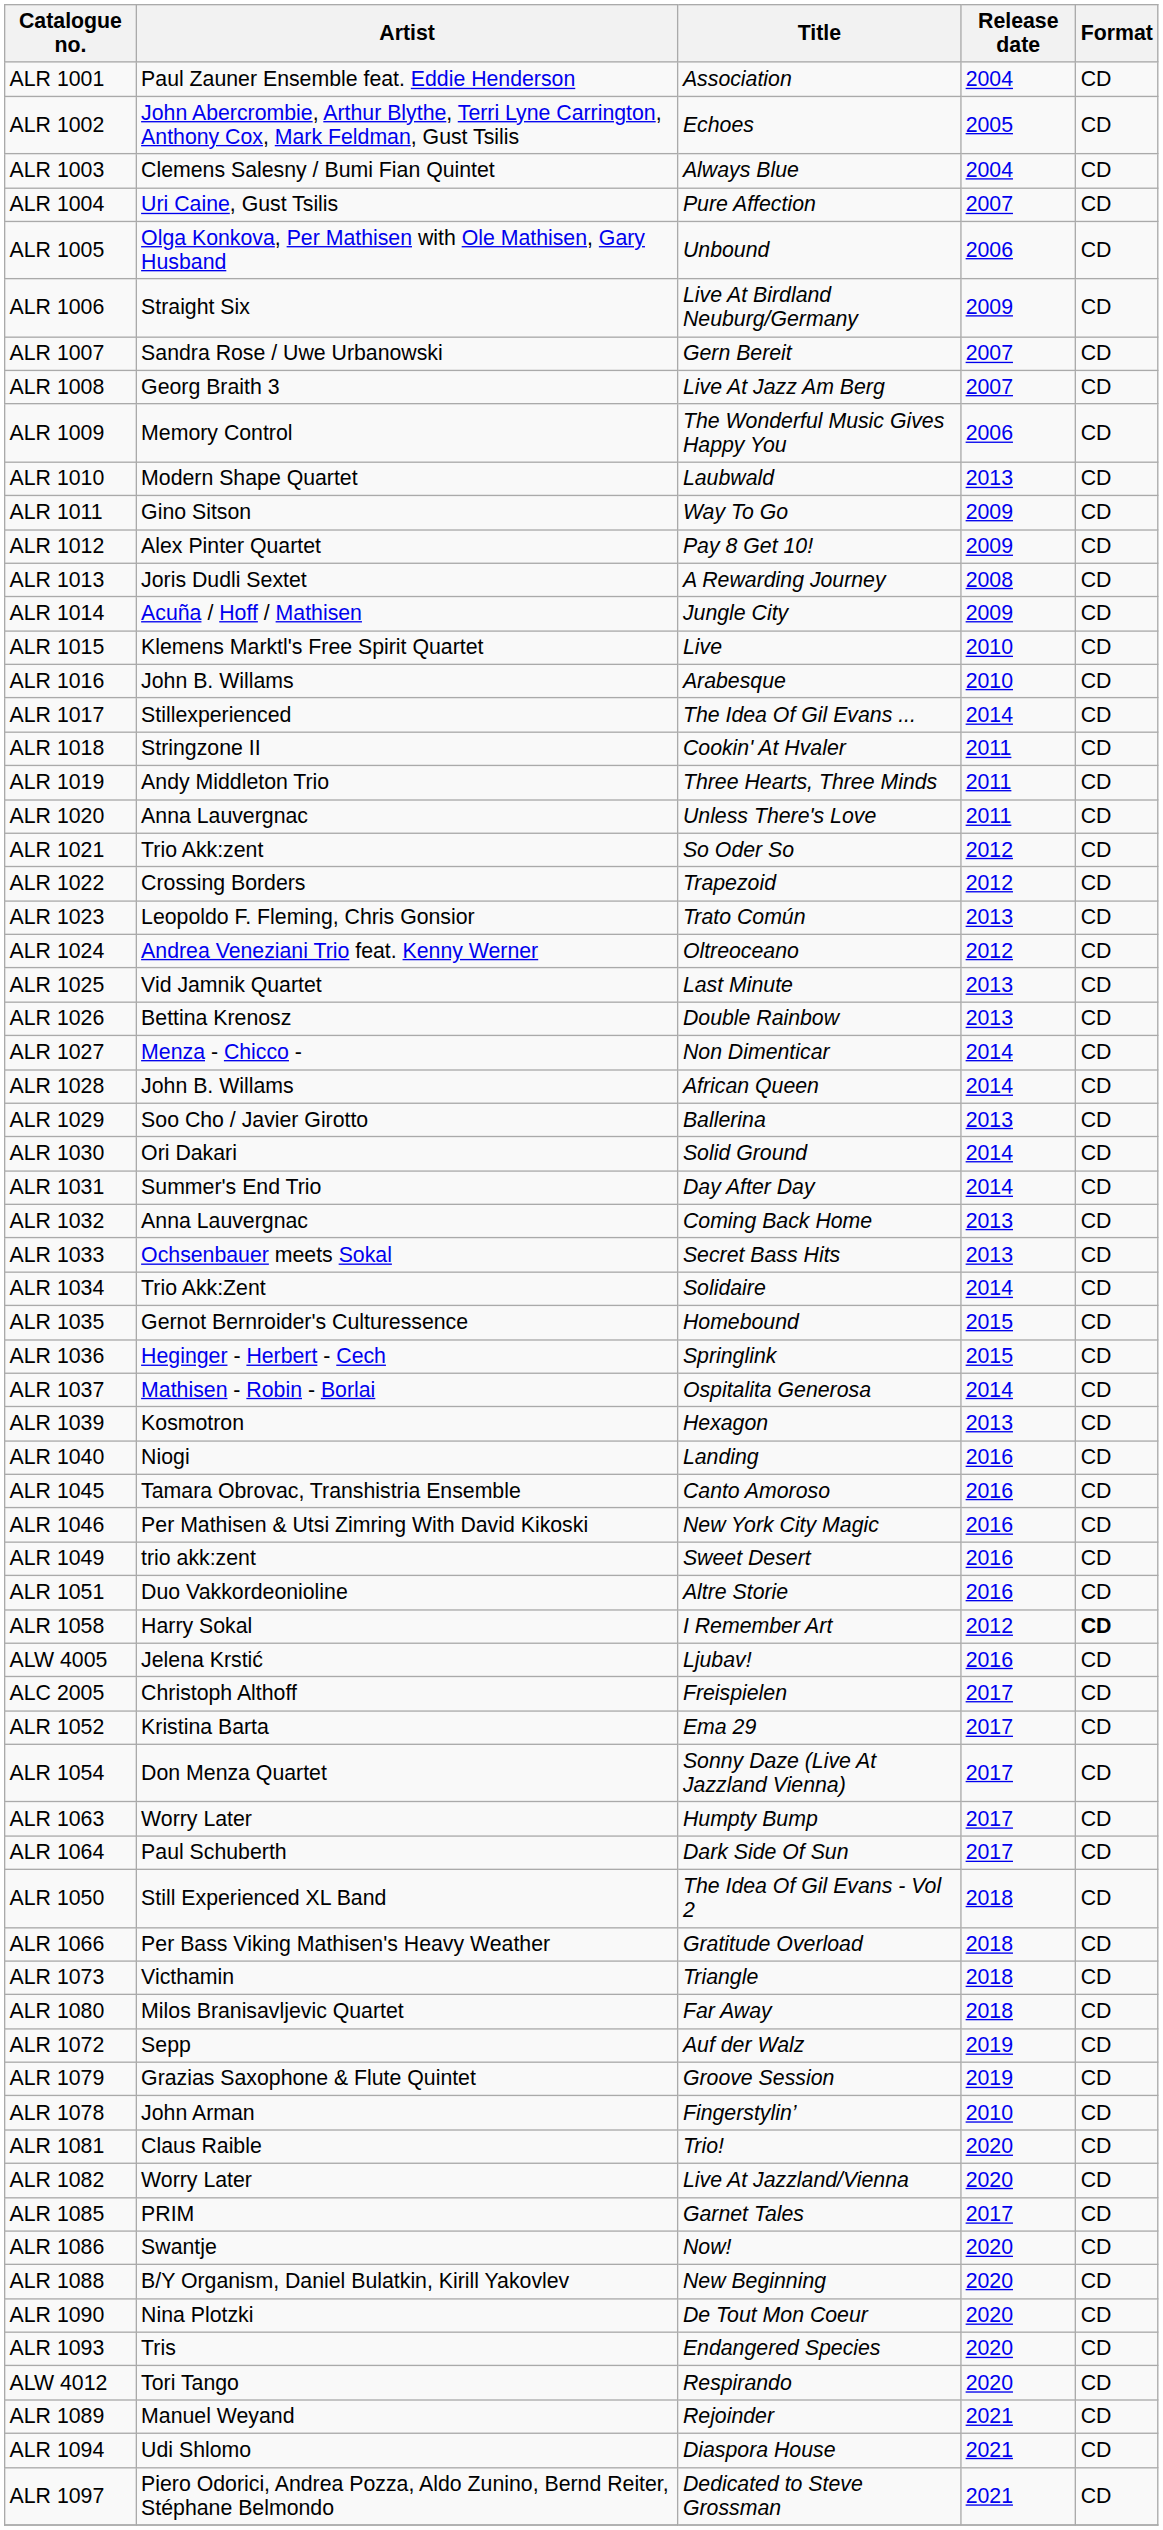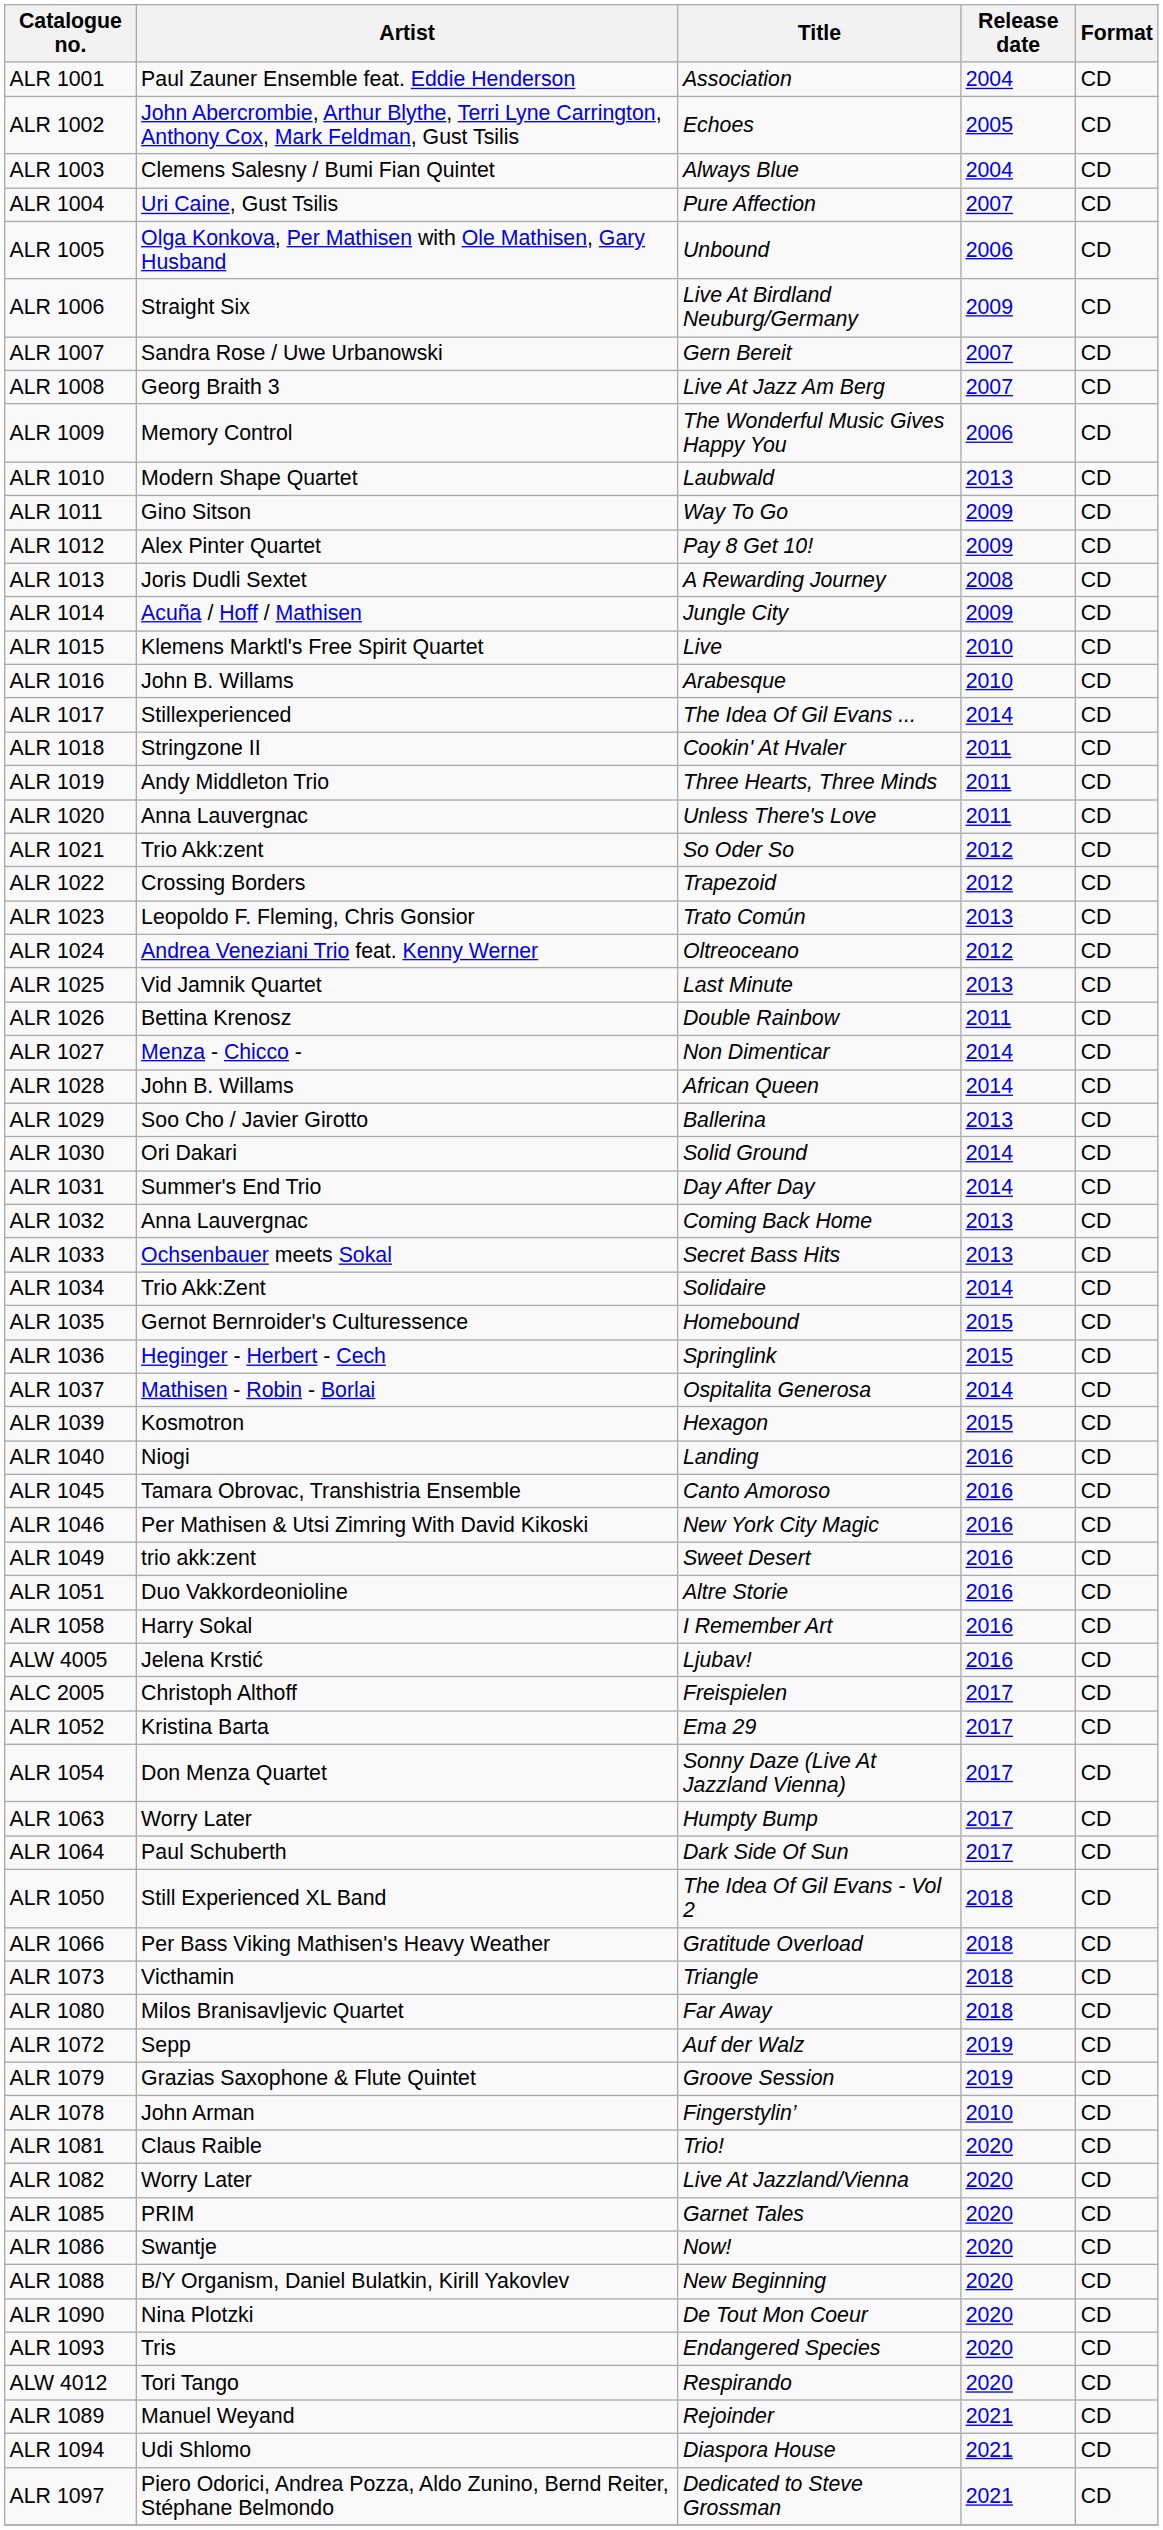(989, 1018) 2013 -> (989, 1018) 2011
(989, 1423) 2013 -> (989, 1423) 2015
(989, 1626) 2012 -> (989, 1626) 2016
(1096, 1626) bold -> (1096, 1626) normal
(989, 2213) 2017 -> (989, 2213) 2020
